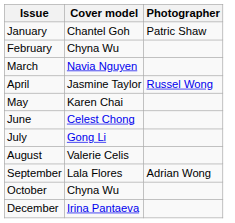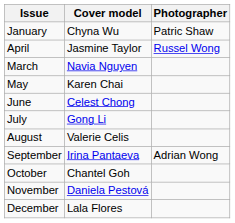(98, 31) Chantel Goh -> (93, 31) Chyna Wu
- row: (29, 48)
rows swapped: (22, 66) <-> (18, 84)
(95, 173) Lala Flores -> (103, 155) Irina Pantaeva
(93, 191) Chyna Wu -> (98, 173) Chantel Goh
+ row: (33, 191)
(103, 208) Irina Pantaeva -> (95, 208) Lala Flores
